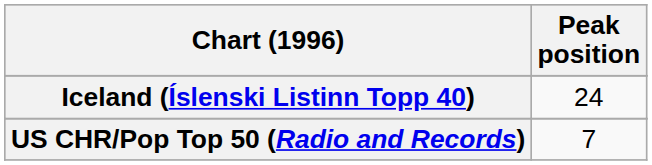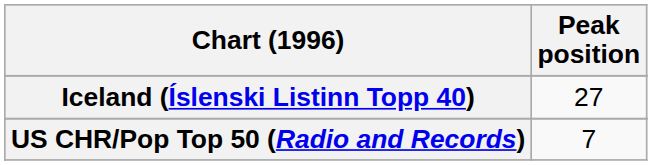(589, 97) 24 -> (589, 97) 27
